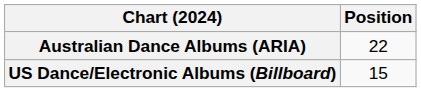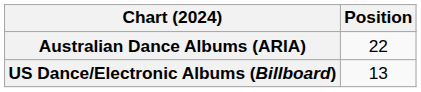(378, 73) 15 -> (378, 73) 13
